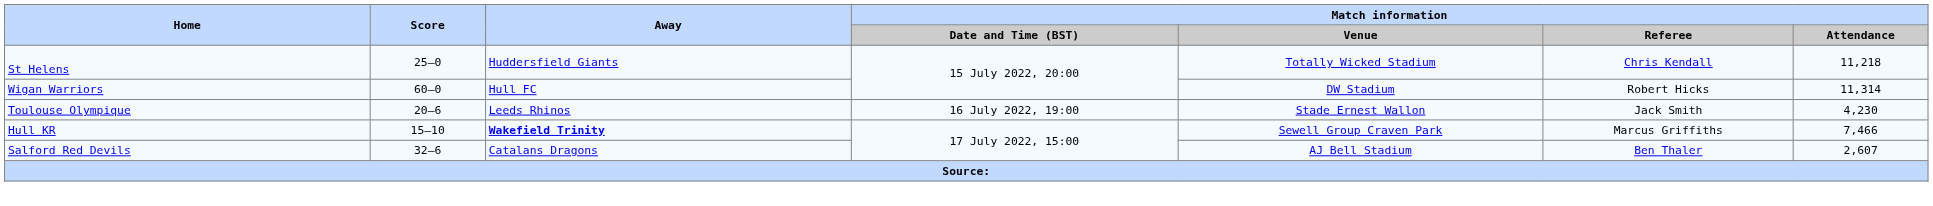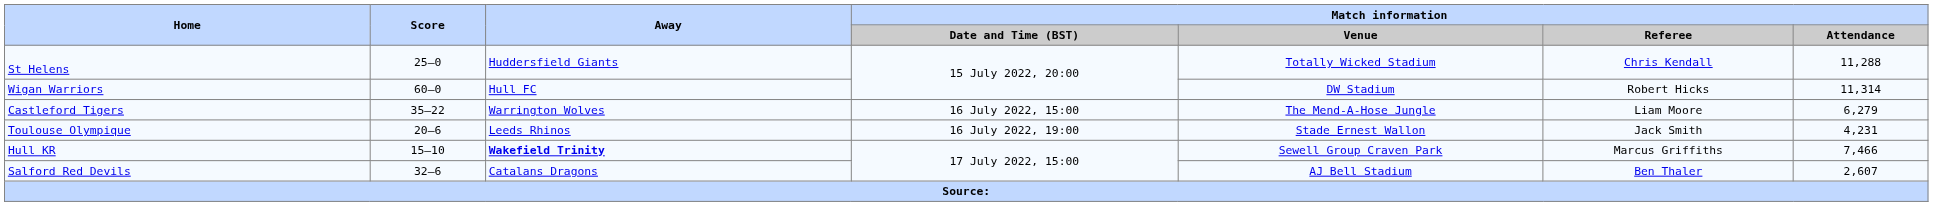(1861, 62) 11,218 -> (1861, 62) 11,288
+ row: (66, 110)
(1861, 110) 4,230 -> (1861, 130) 4,231
